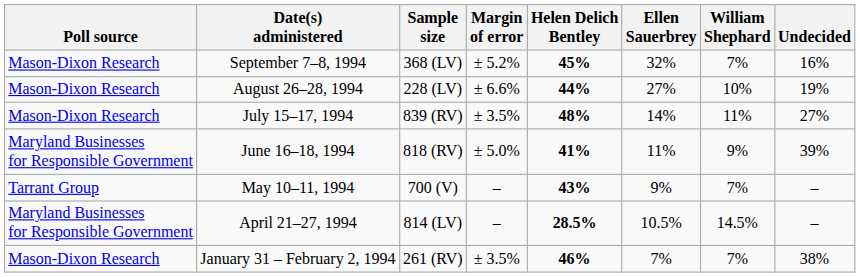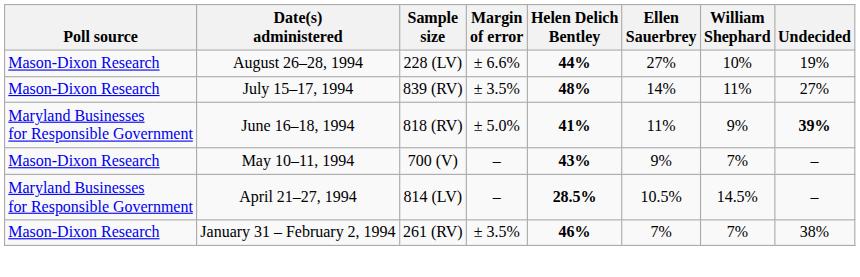- row: (298, 63)
(814, 151) normal -> (814, 125) bold
(54, 187) Tarrant Group -> (84, 161) Mason-Dixon Research
